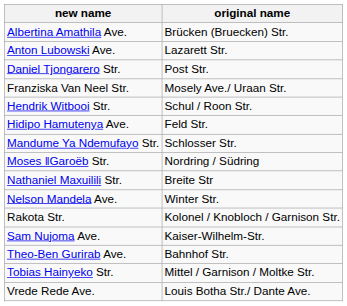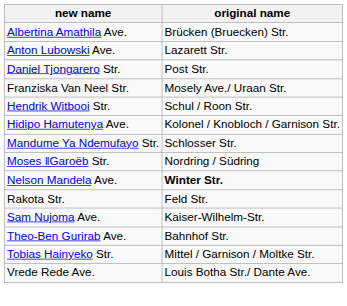(186, 124) Feld Str. -> (252, 124) Kolonel / Knobloch / Garnison Str.
- row: (65, 180)
(192, 198) normal -> (194, 180) bold
(252, 217) Kolonel / Knobloch / Garnison Str. -> (186, 198) Feld Str.
